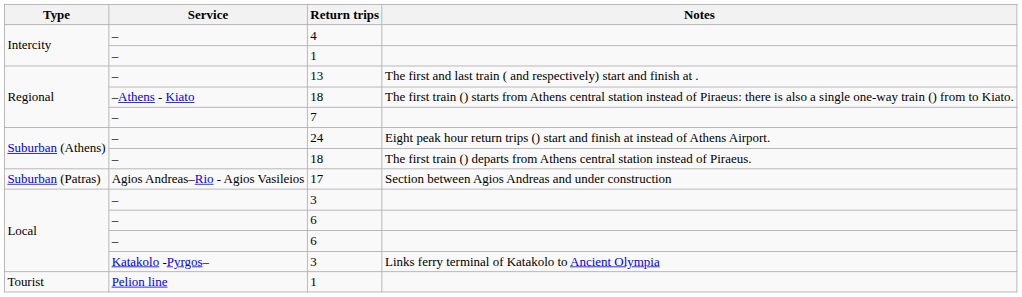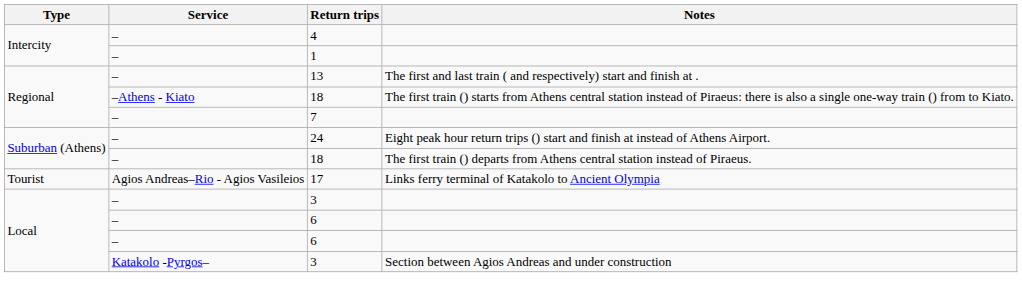(54, 179) Suburban (Patras) -> (26, 179) Tourist
(528, 179) Section between Agios Andreas and under construction -> (522, 179) Links ferry terminal of Katakolo to Ancient Olympia
(522, 261) Links ferry terminal of Katakolo to Ancient Olympia -> (528, 261) Section between Agios Andreas and under construction
- row: (140, 281)
